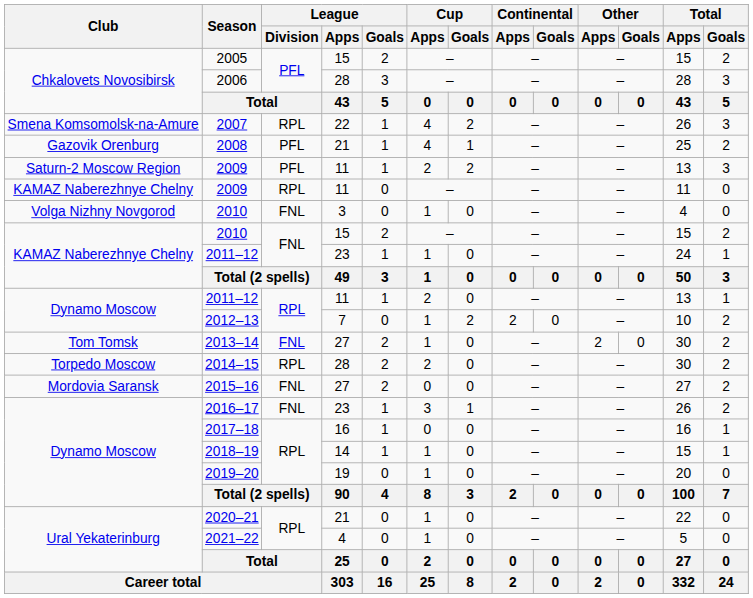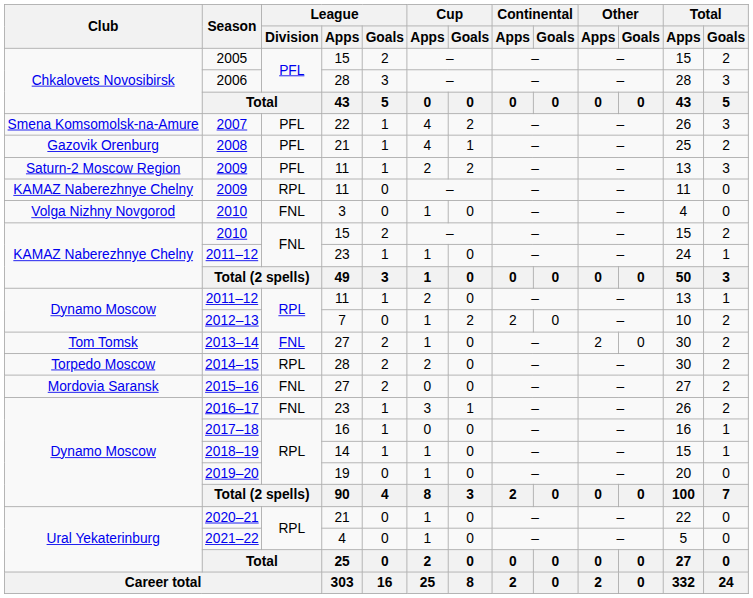(292, 124) RPL -> (292, 124) PFL
